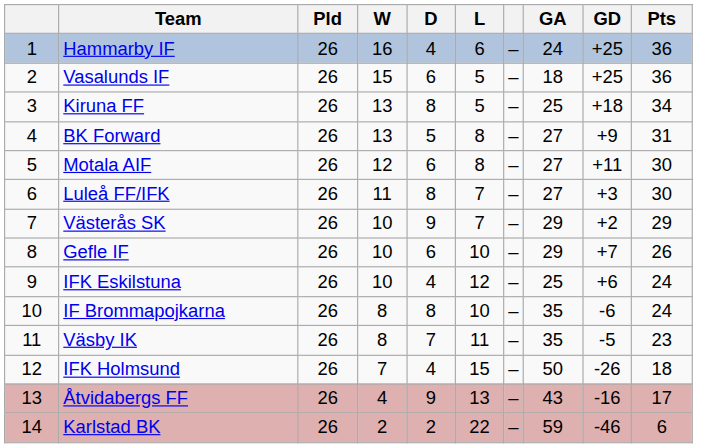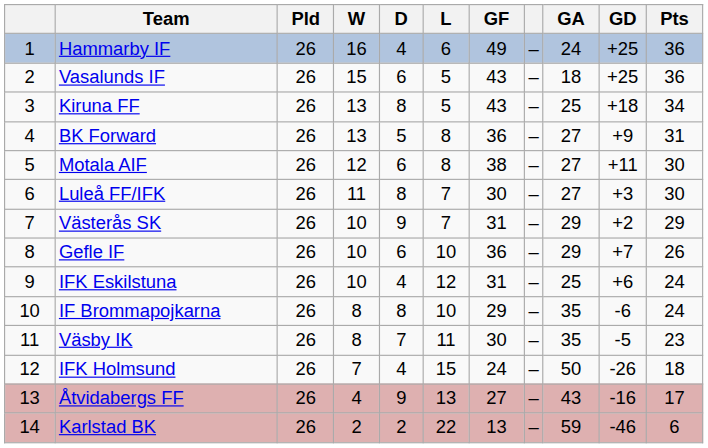+ column: (496, 19)
